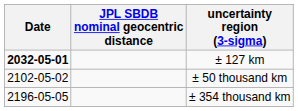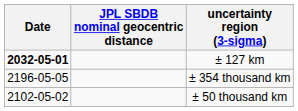rows swapped: (240, 79) <-> (240, 97)
